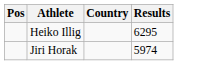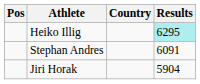(146, 32) no background -> (168, 32) paleturquoise background
+ row: (67, 50)
(146, 50) 5974 -> (168, 69) 5904
